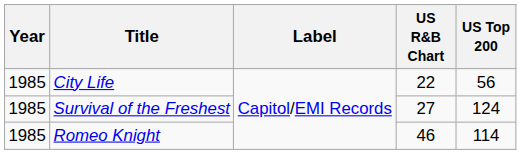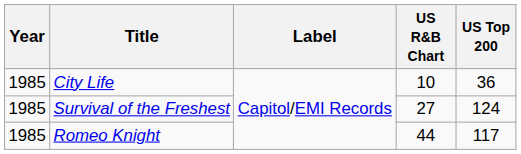(426, 82) 22 -> (426, 82) 10
(486, 82) 56 -> (486, 82) 36
(426, 135) 46 -> (426, 135) 44
(486, 135) 114 -> (486, 135) 117
